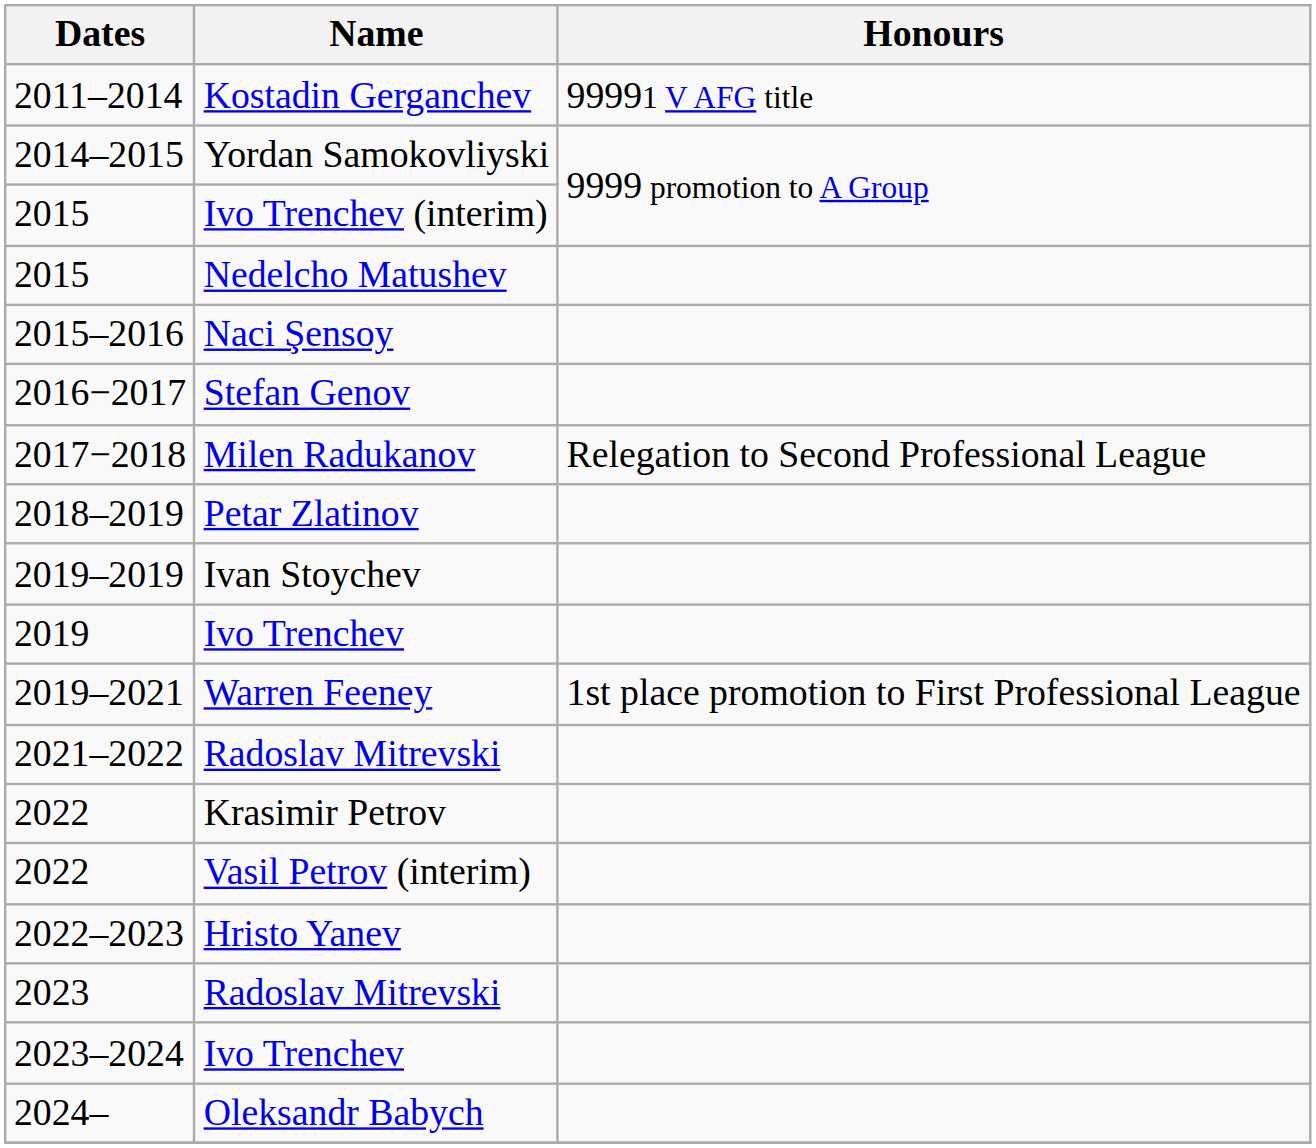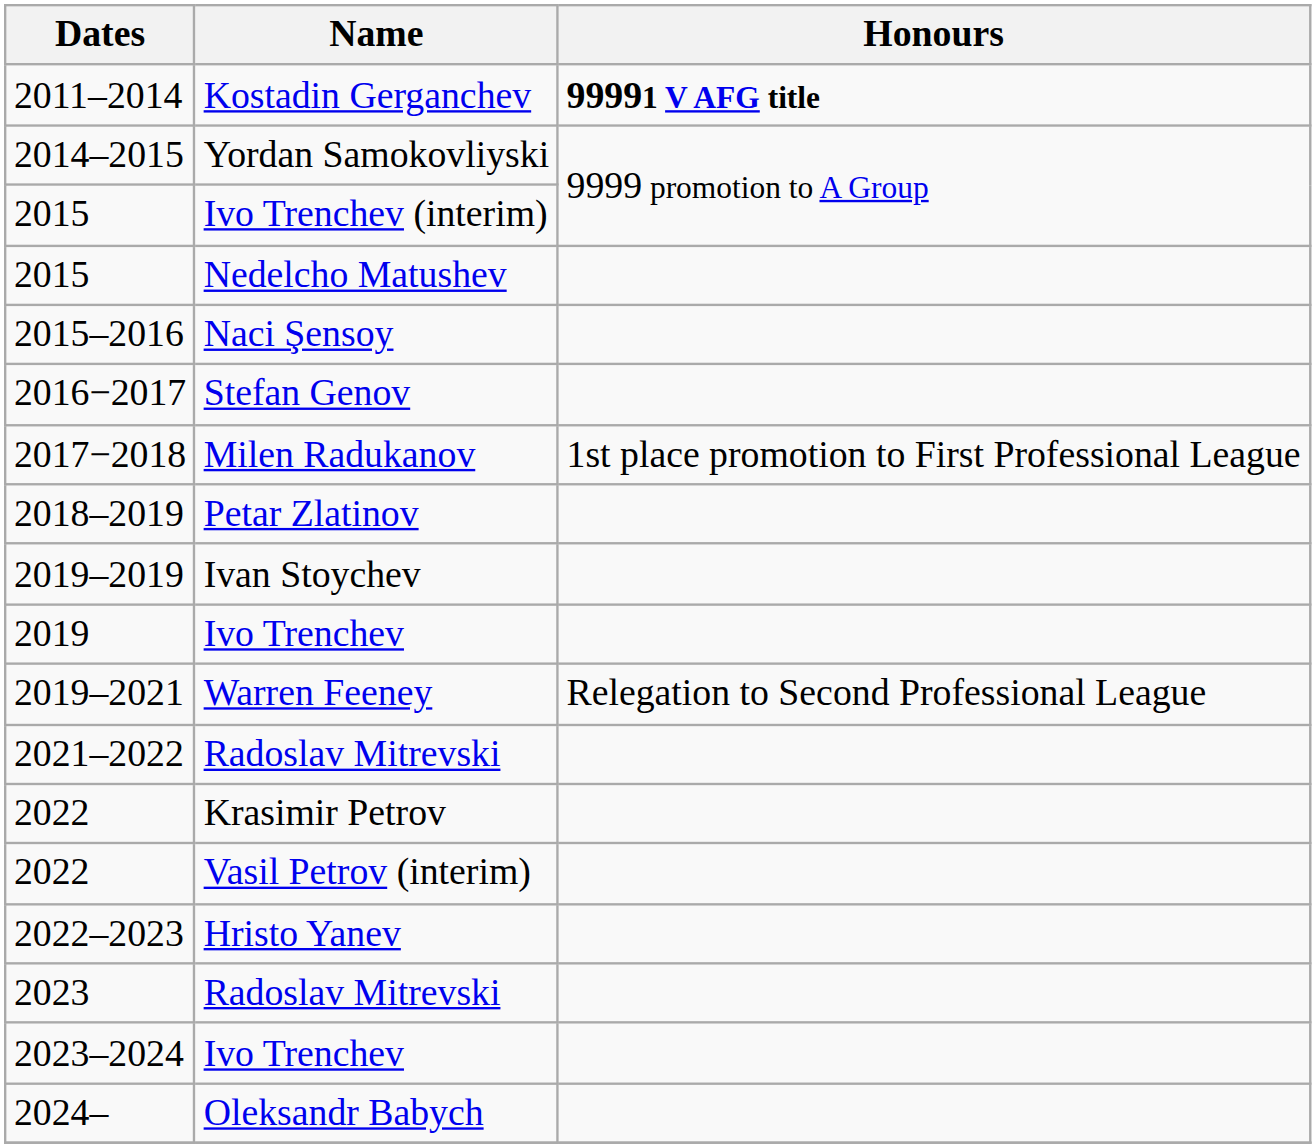(690, 94) normal -> (693, 94) bold
(886, 453) Relegation to Second Professional League -> (934, 453) 1st place promotion to First Professional League
(934, 693) 1st place promotion to First Professional League -> (886, 693) Relegation to Second Professional League
